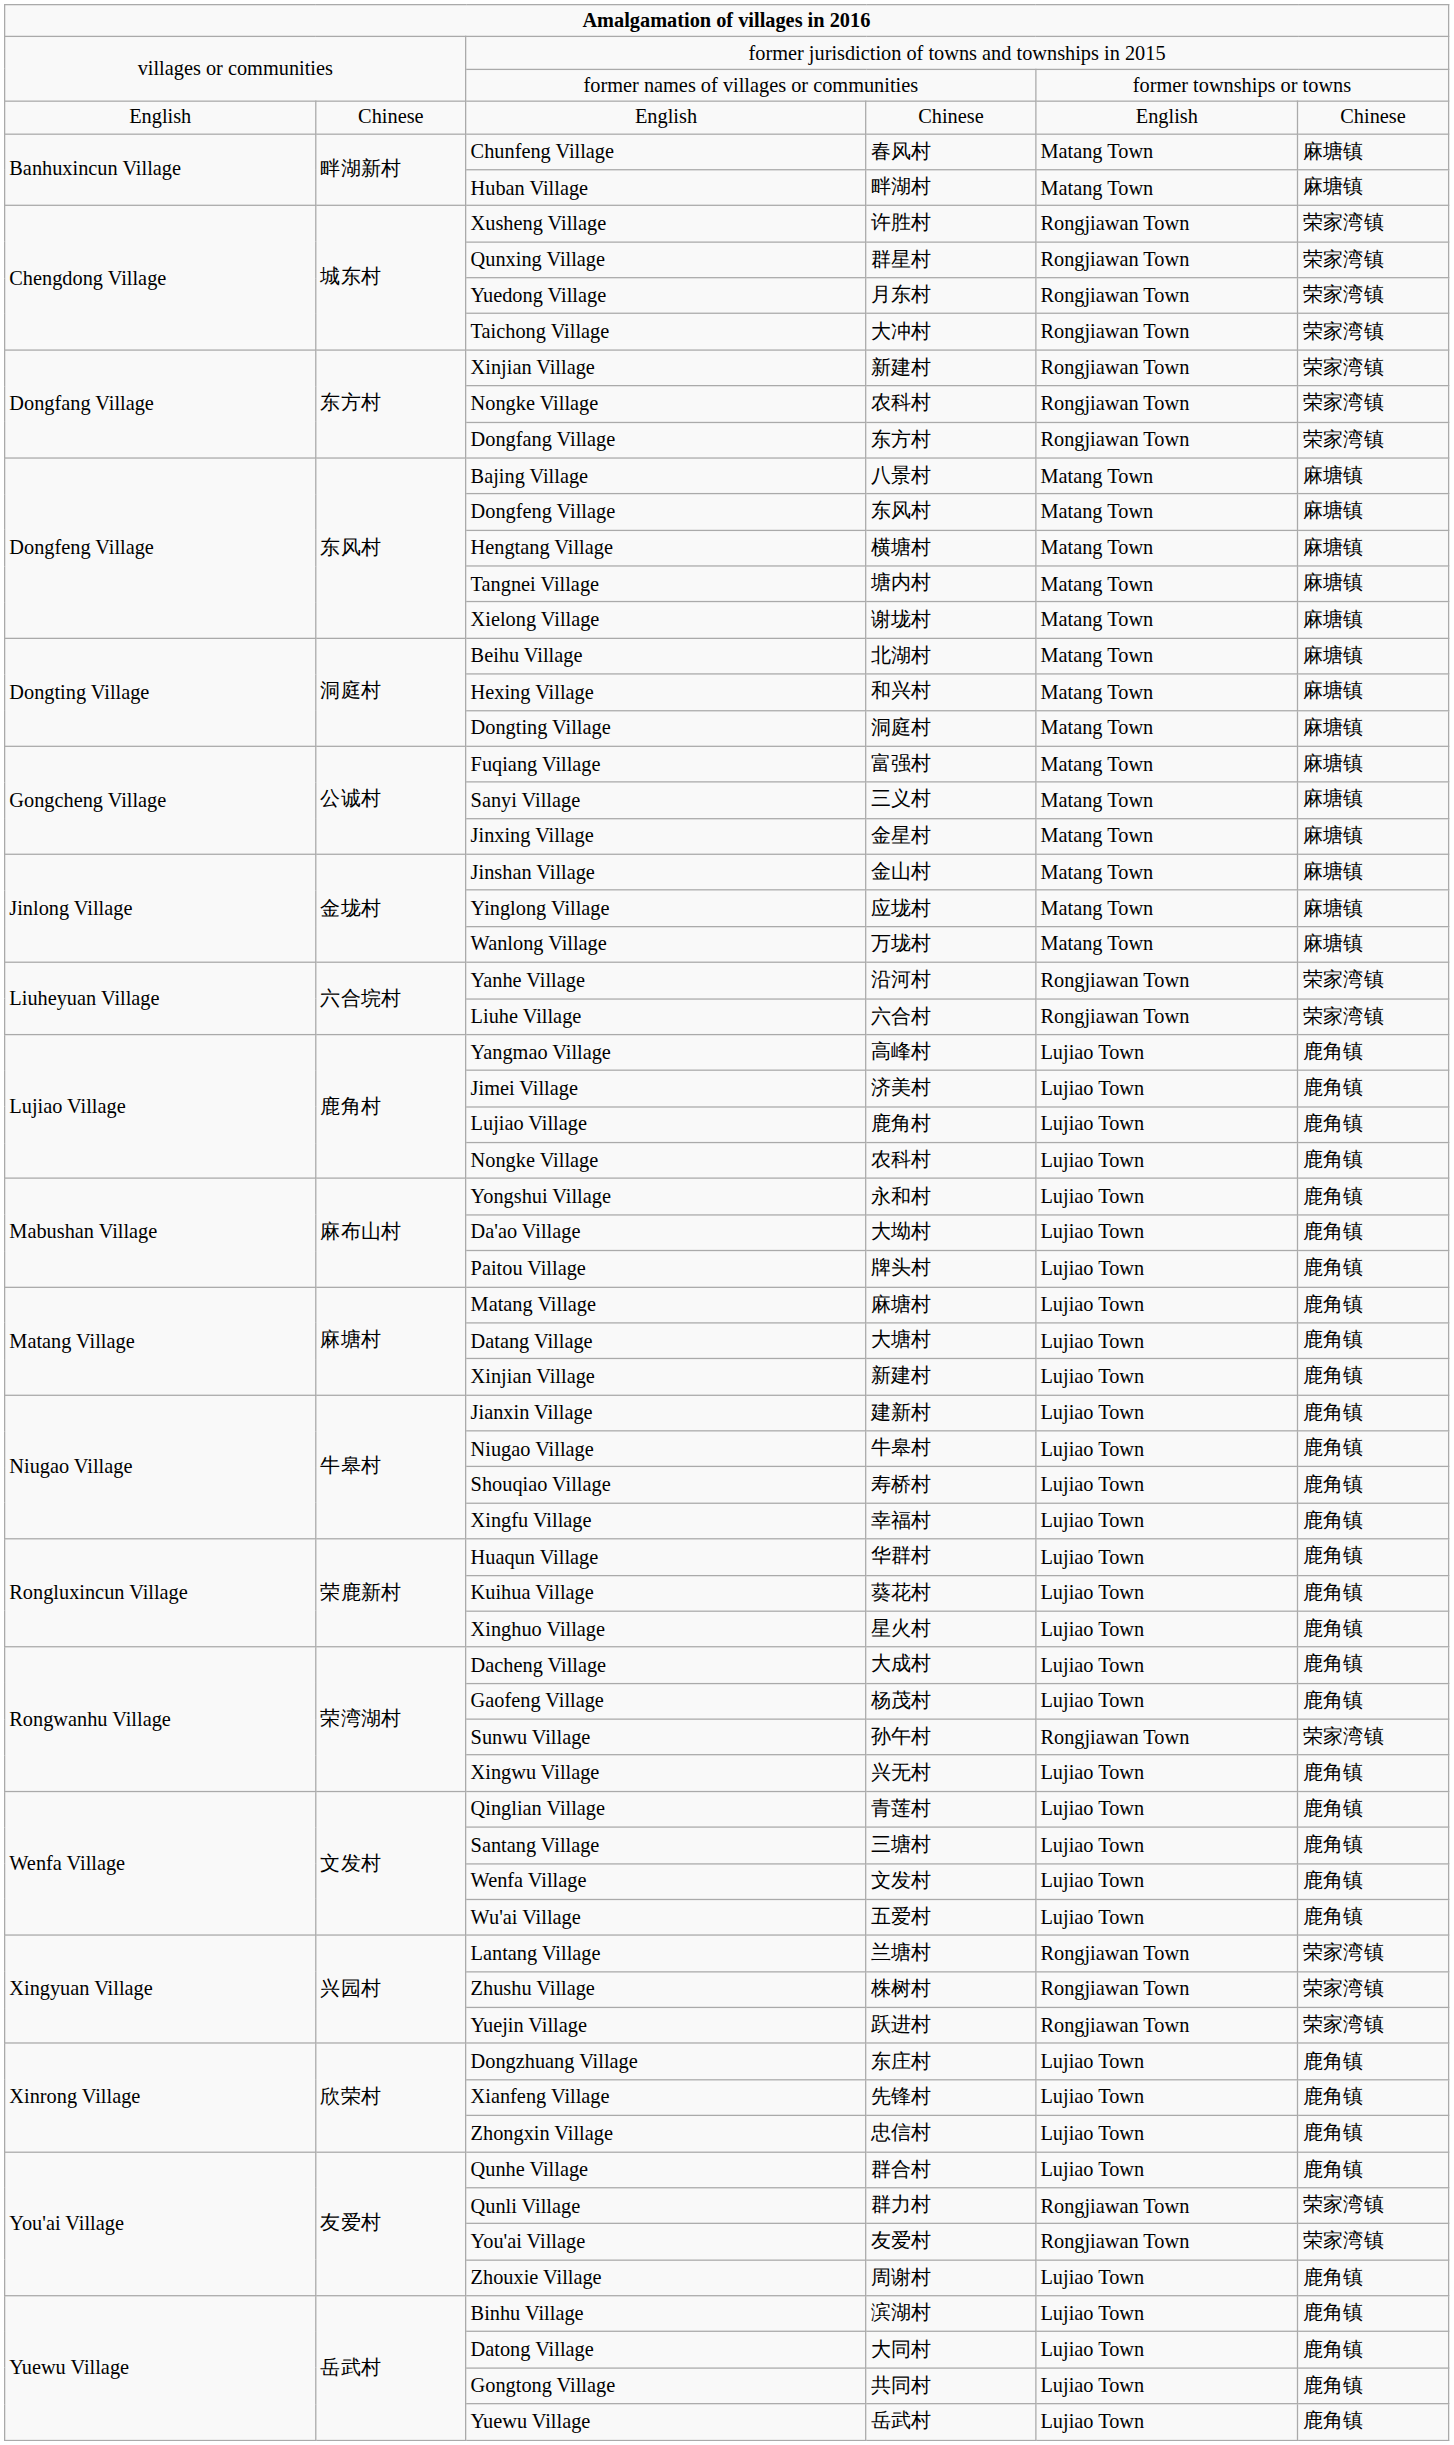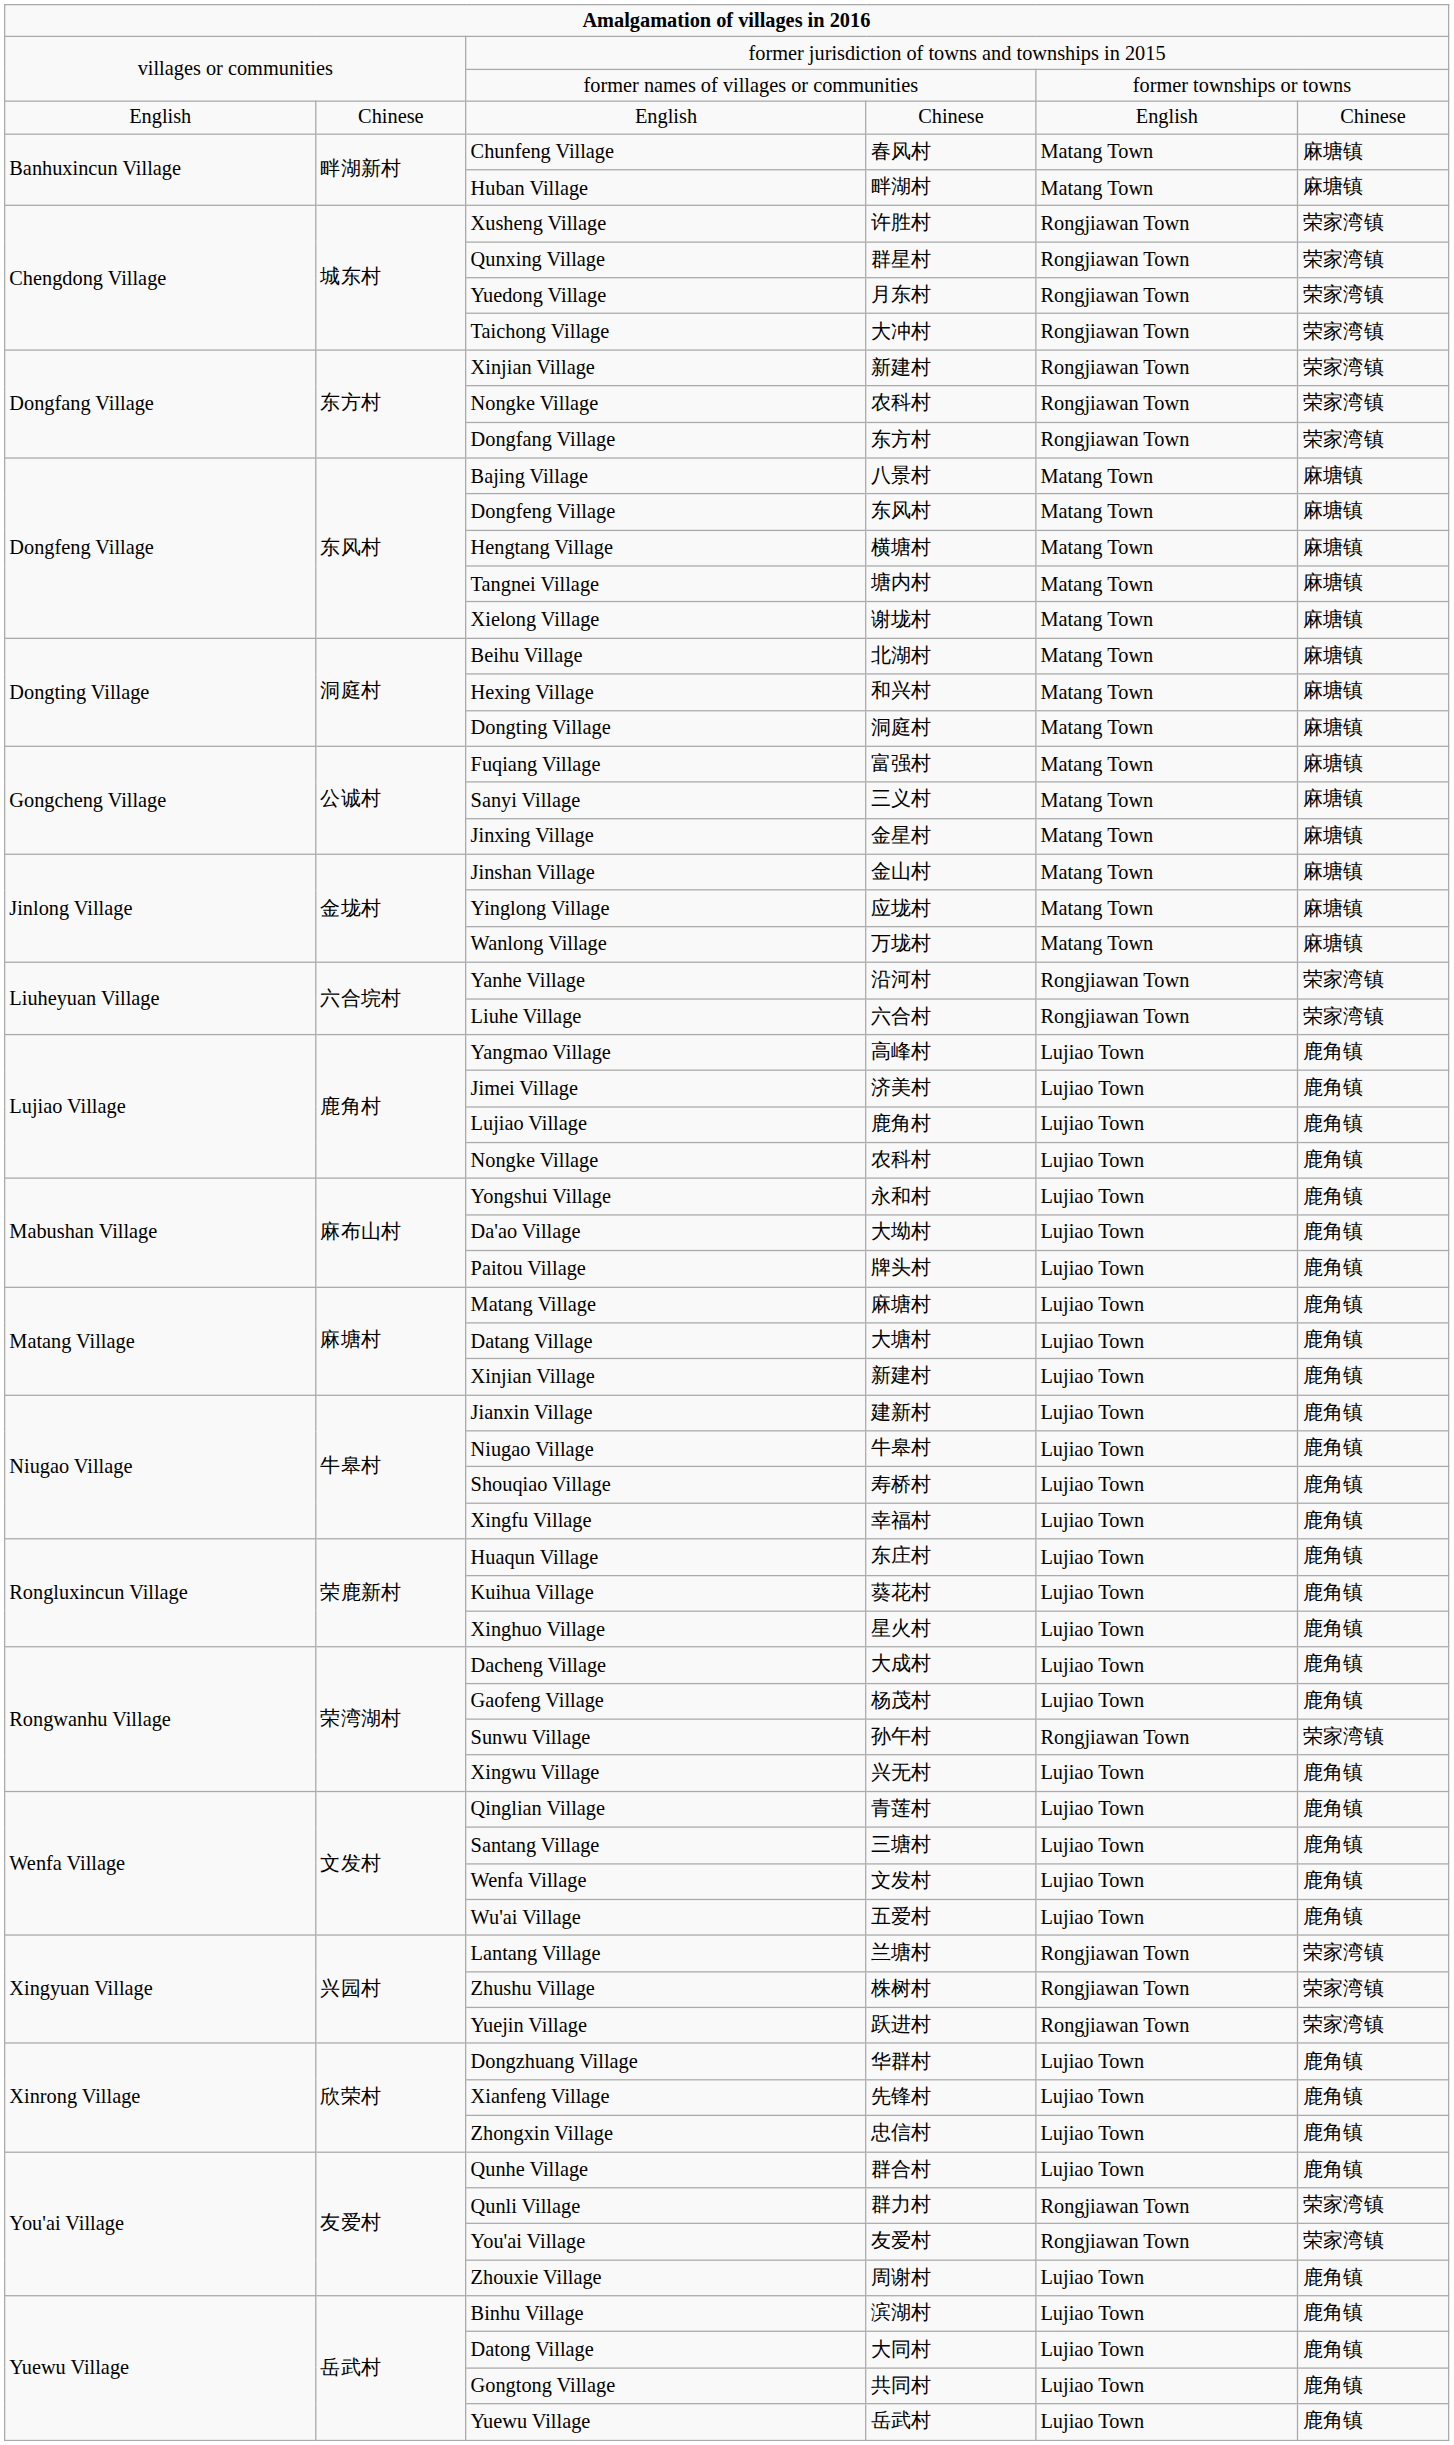(901, 1556) 华群村 -> (901, 1556) 东庄村
(901, 2060) 东庄村 -> (901, 2060) 华群村
